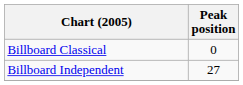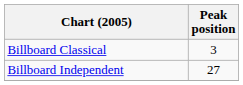(214, 49) 0 -> (214, 49) 3
